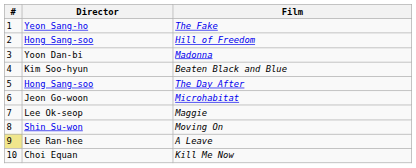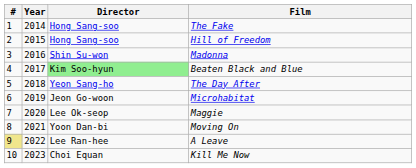+ column: (35, 12)
(56, 26) Yeon Sang-ho -> (84, 26) Hong Sang-soo
(54, 55) Yoon Dan-bi -> (79, 55) Shin Su-won
(56, 69) no background -> (82, 69) lightgreen background
(59, 84) Hong Sang-soo -> (82, 84) Yeon Sang-ho
(54, 127) Shin Su-won -> (79, 127) Yoon Dan-bi
